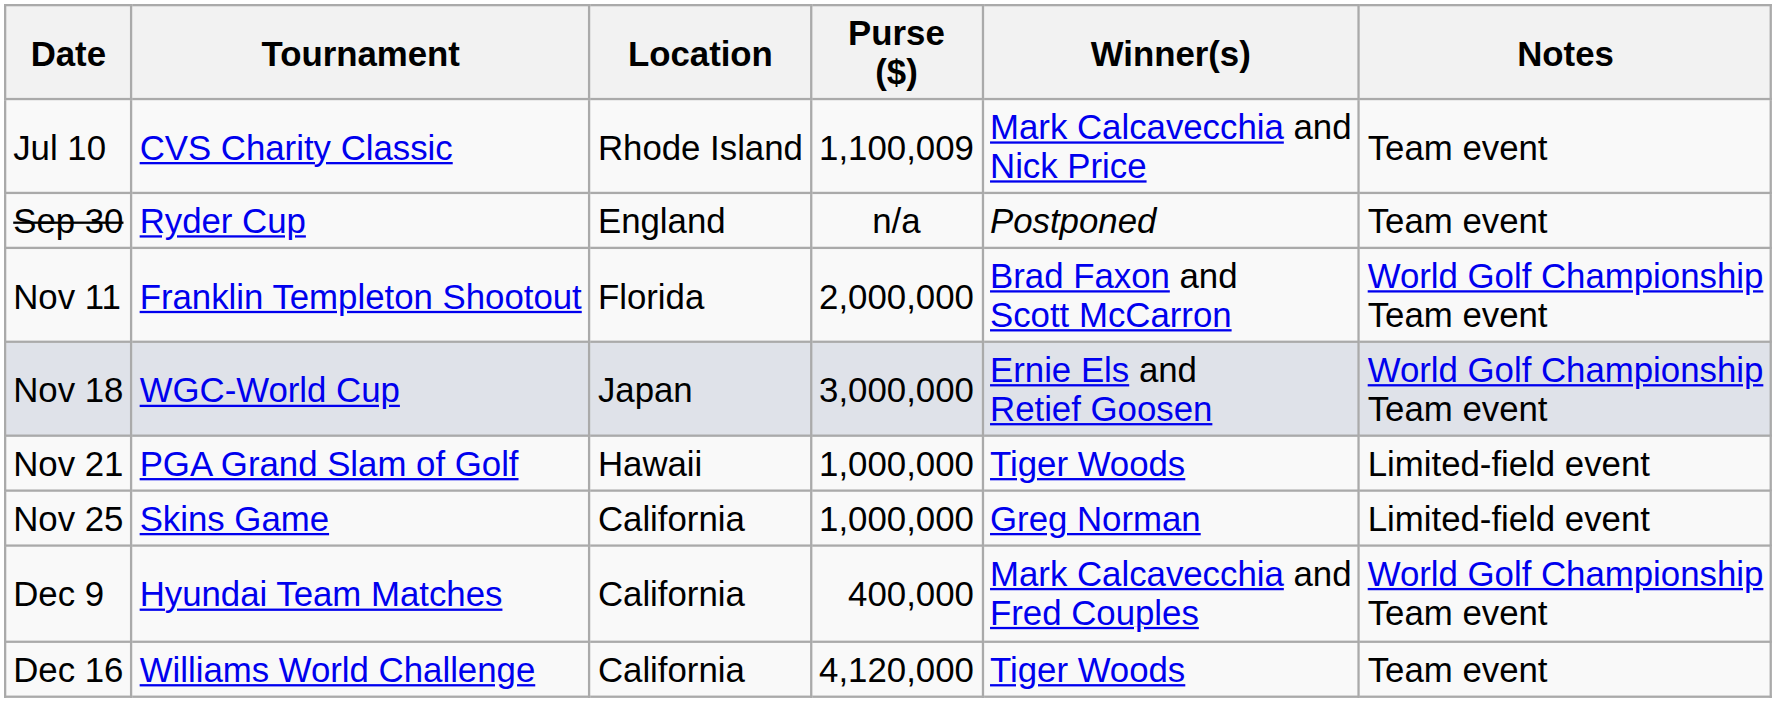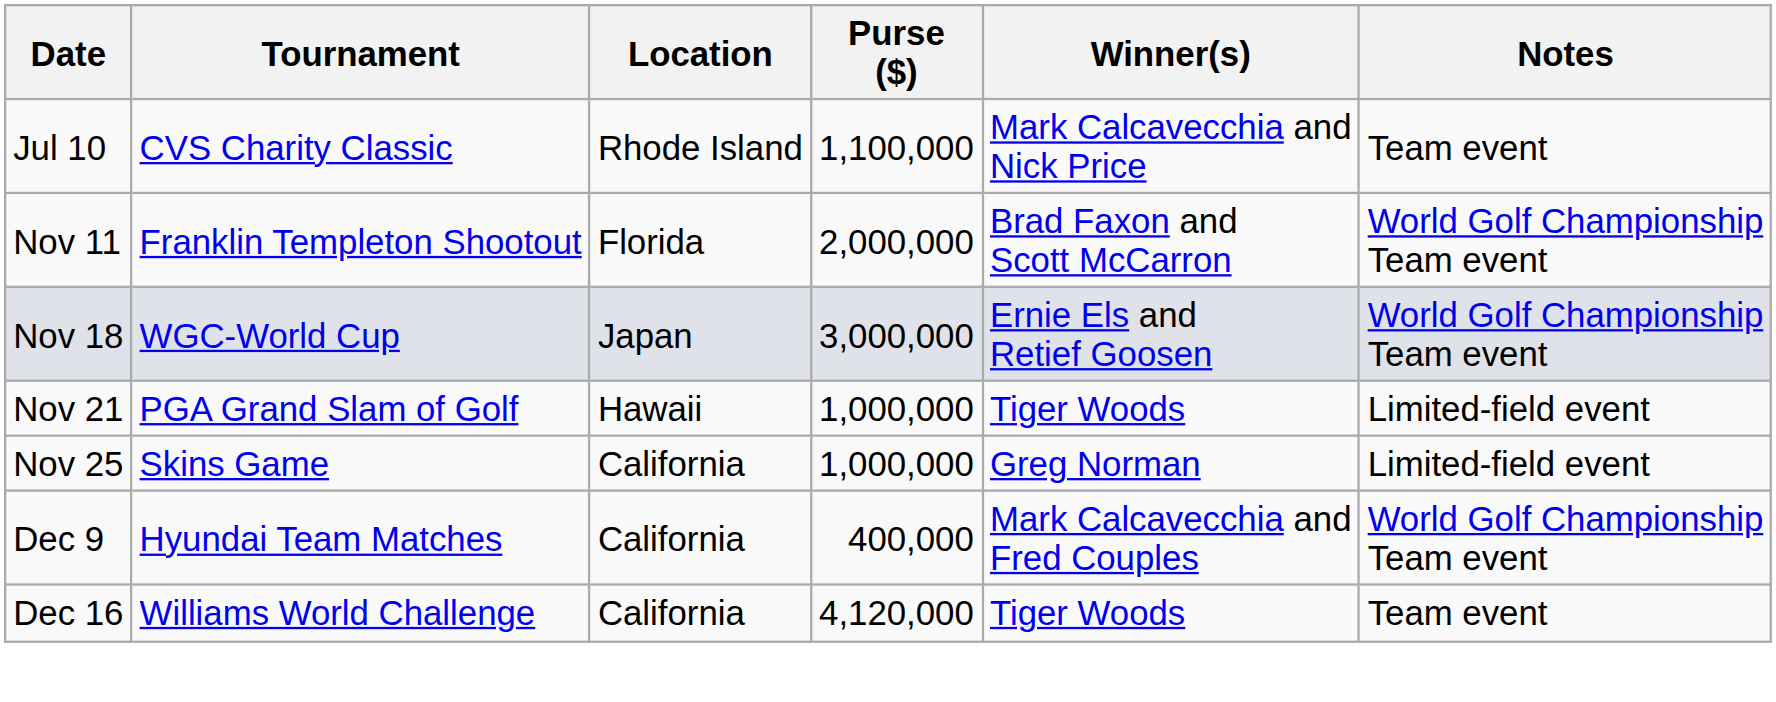(896, 146) 1,100,009 -> (896, 146) 1,100,000
- row: (68, 221)
